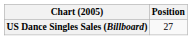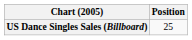(168, 27) 27 -> (168, 27) 25
